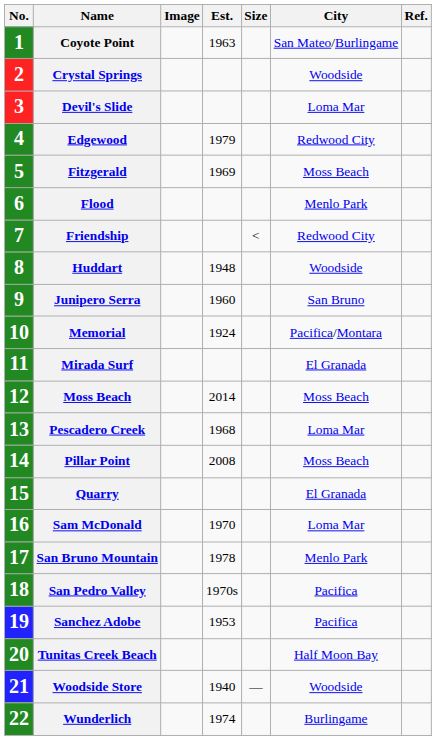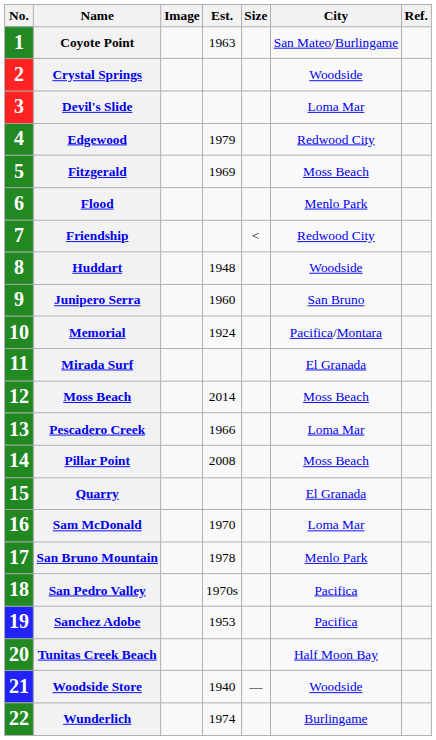(222, 429) 1968 -> (222, 429) 1966
